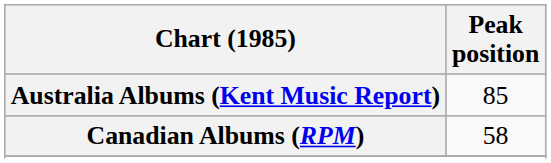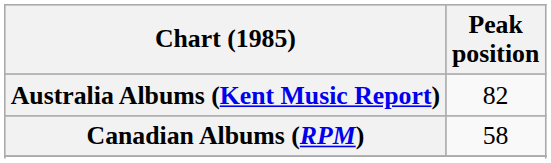(496, 94) 85 -> (496, 94) 82
